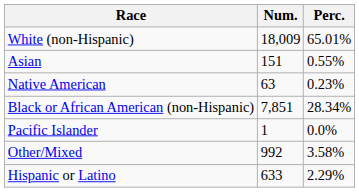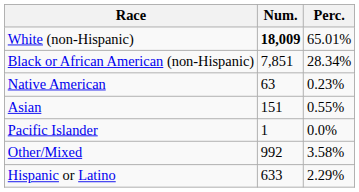(281, 38) normal -> (281, 38) bold
rows swapped: (131, 107) <-> (25, 61)
